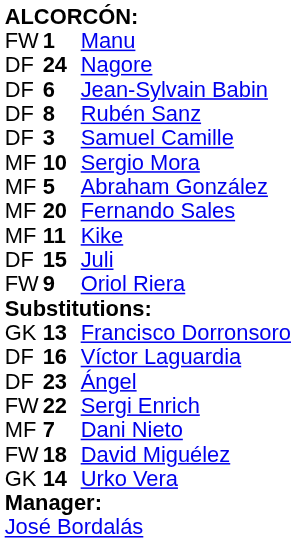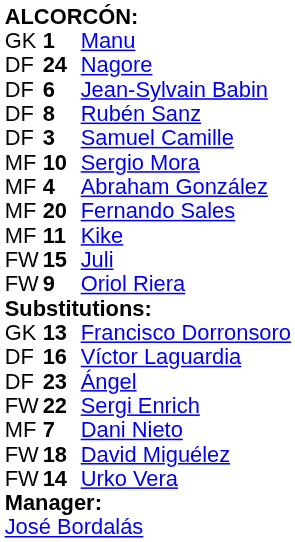(22, 40) FW -> (20, 40) GK
(49, 186) 5 -> (49, 186) 4
(19, 259) DF -> (22, 259) FW
(20, 478) GK -> (22, 478) FW
